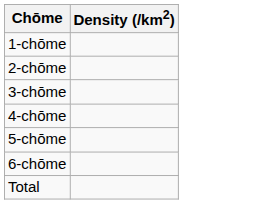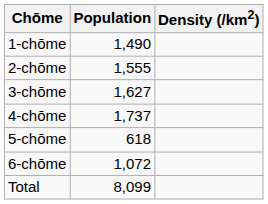+ column: (112, 18)
